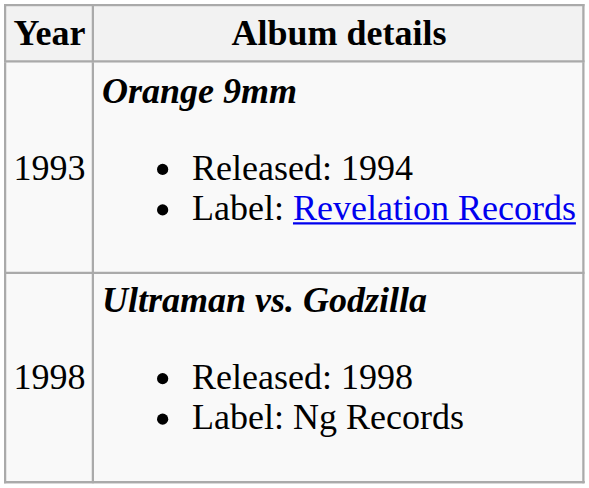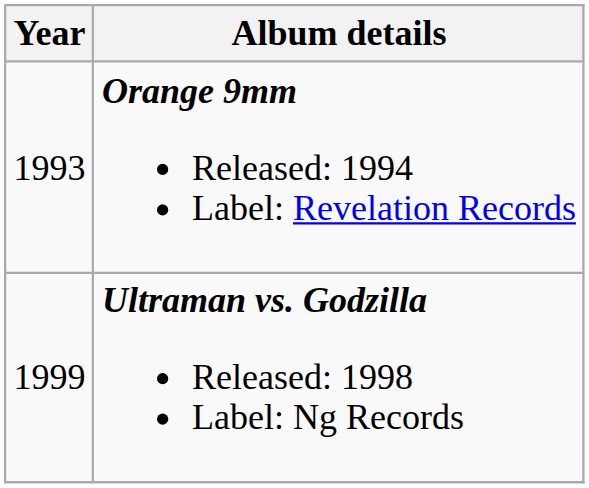(49, 376) 1998 -> (49, 376) 1999
